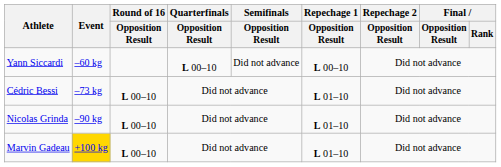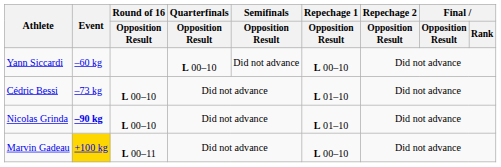(88, 119) normal -> (89, 119) bold
(139, 154) L 00–10 -> (139, 154) L 00–11
(331, 154) L 01–10 -> (331, 154) L 00–10
